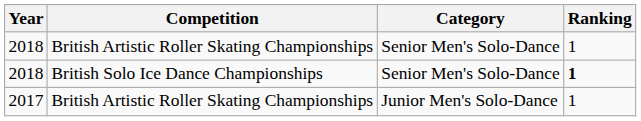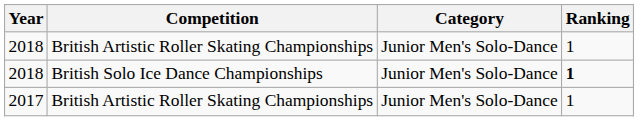(470, 45) Senior Men's Solo-Dance -> (469, 45) Junior Men's Solo-Dance
(470, 73) Senior Men's Solo-Dance -> (469, 73) Junior Men's Solo-Dance
